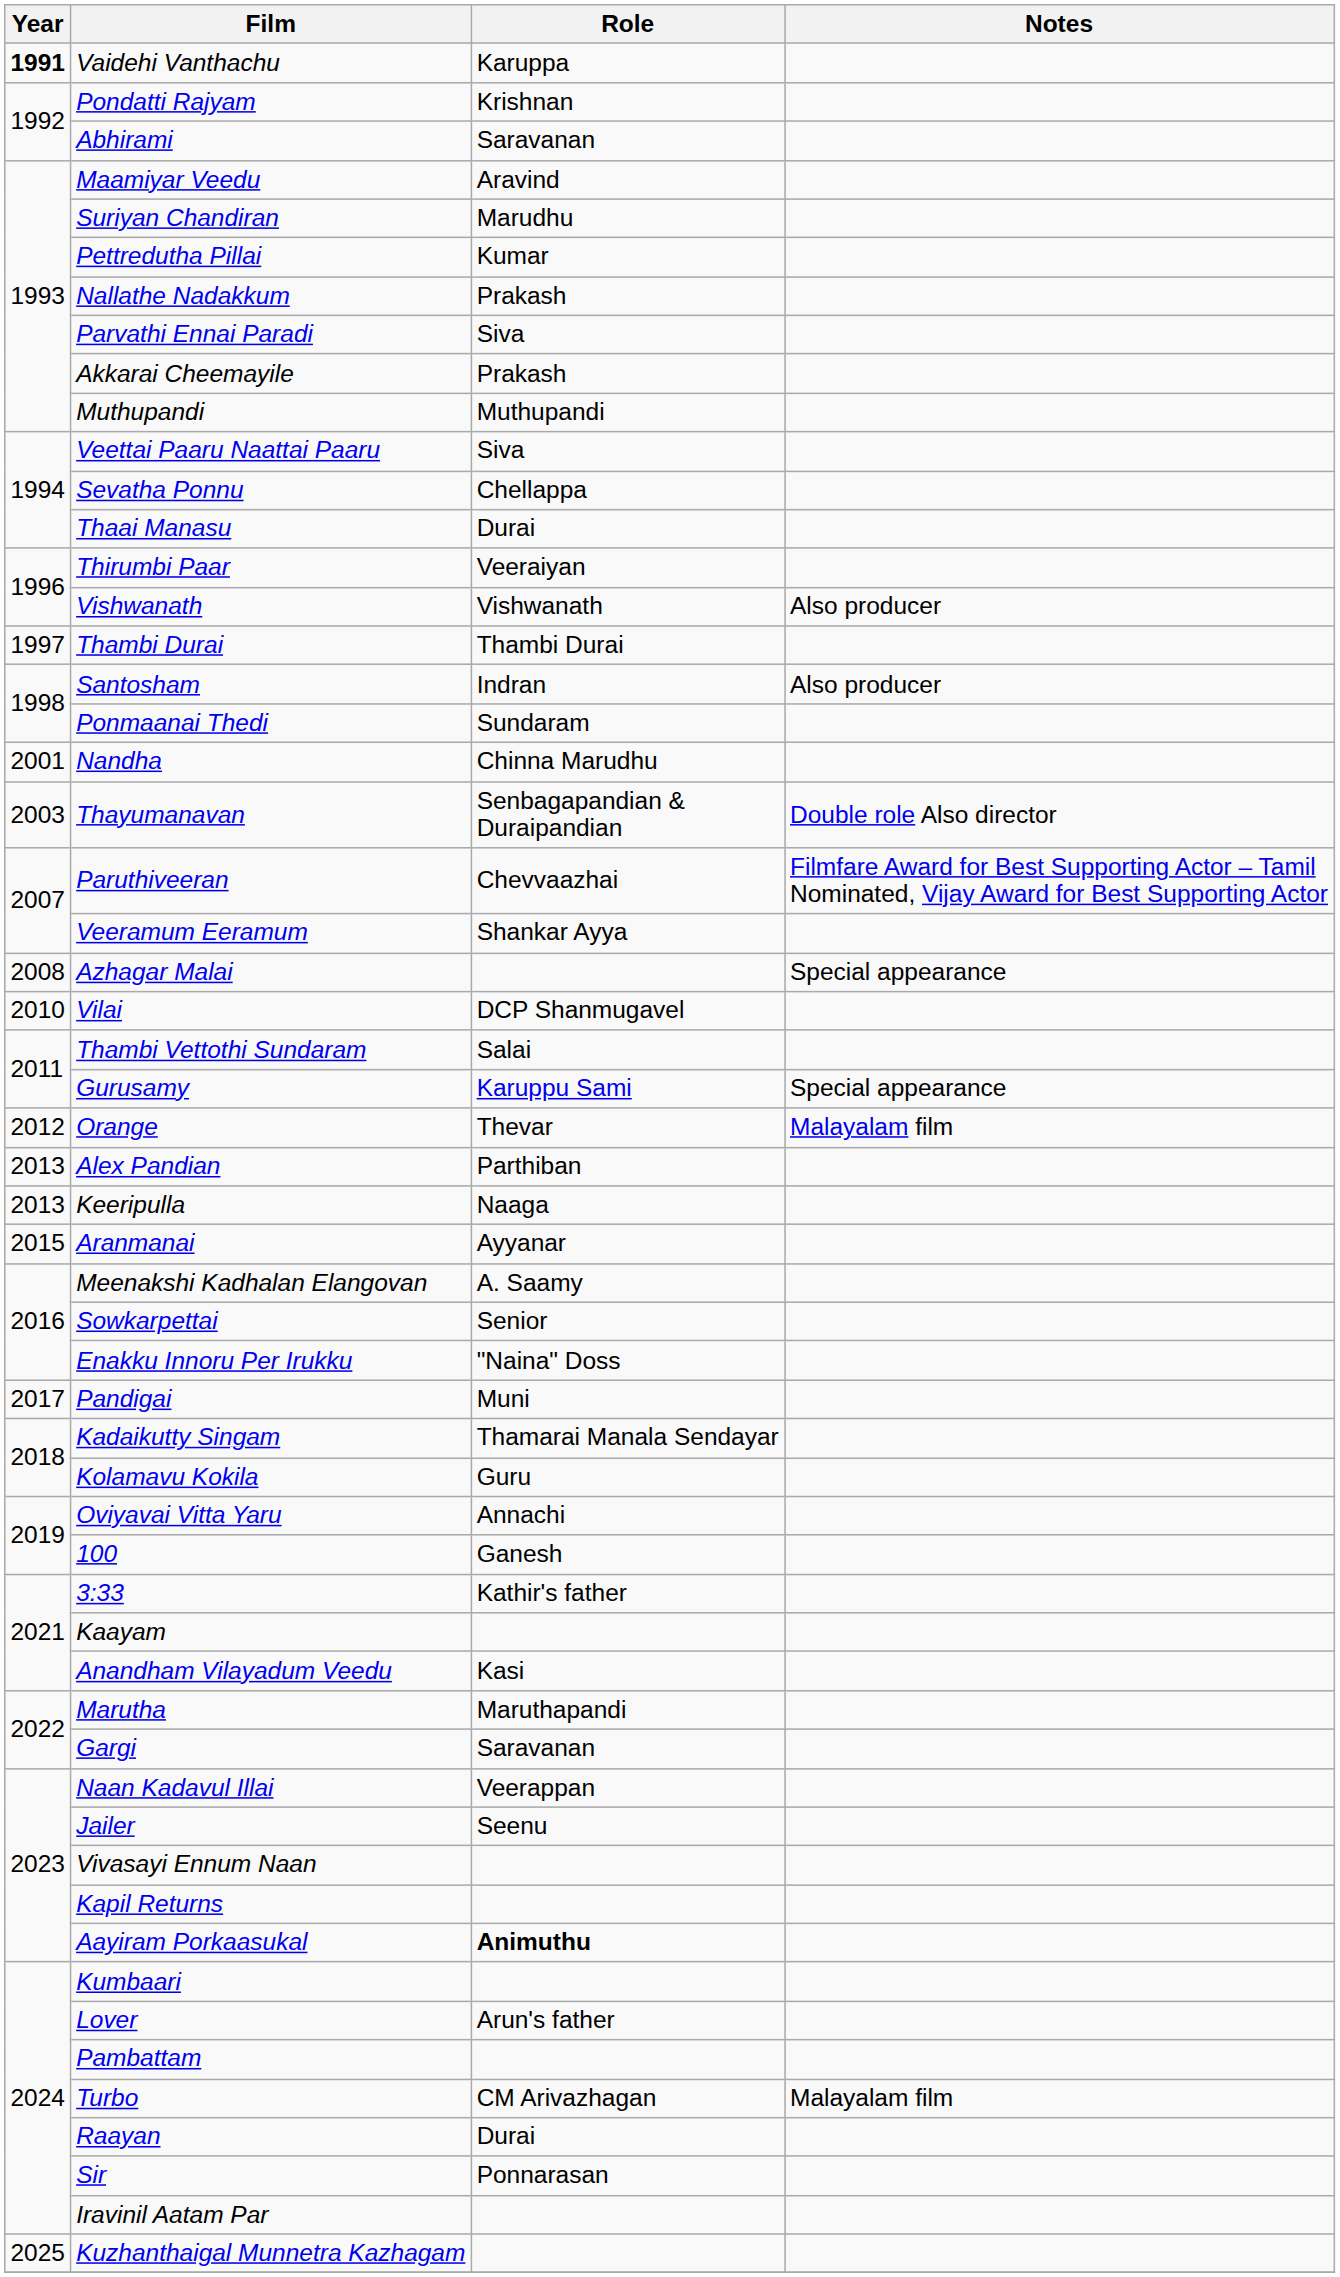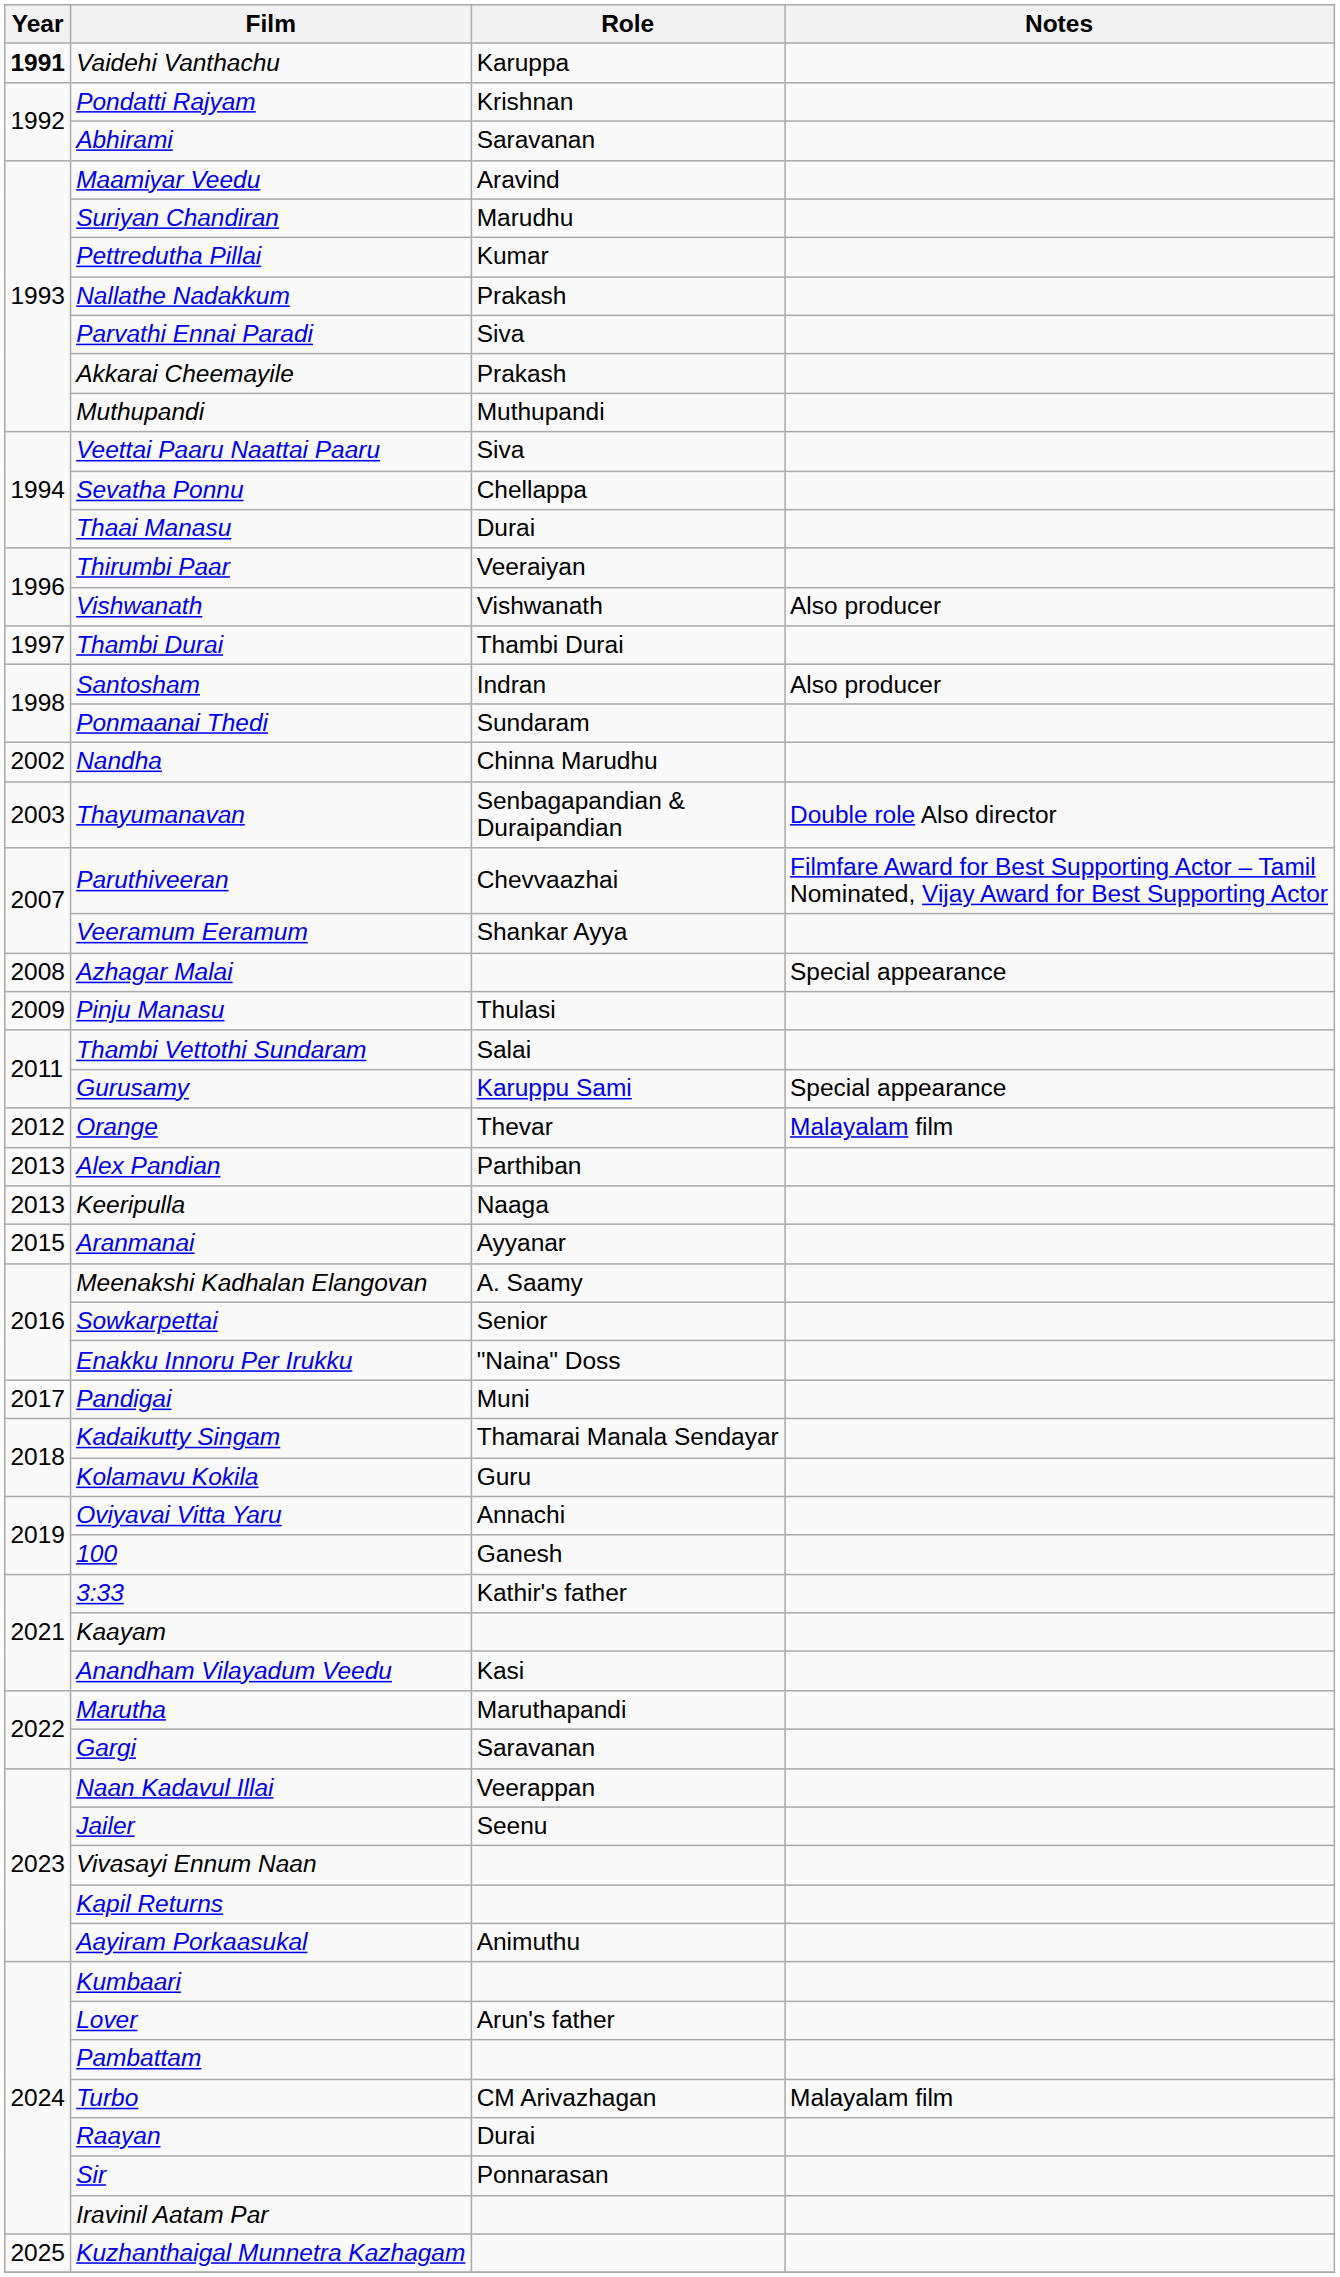(38, 761) 2001 -> (38, 761) 2002
+ row: (150, 1010)
- row: (99, 1010)
(534, 1942) bold -> (528, 1942) normal
